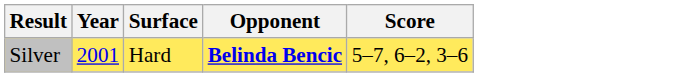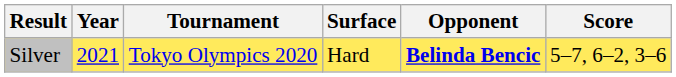+ column: (223, 21)
(98, 54) 2001 -> (98, 54) 2021
